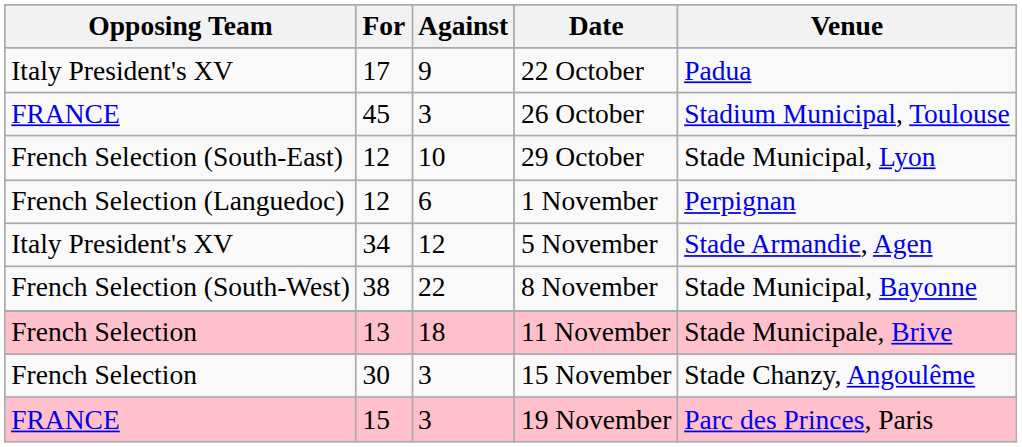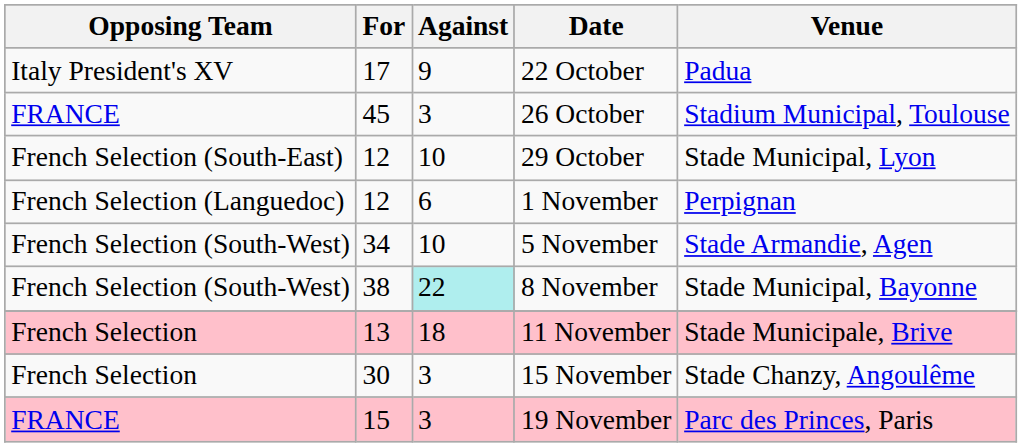(122, 244) Italy President's XV -> (181, 244) French Selection (South-West)
(432, 244) 12 -> (432, 244) 10
(432, 288) no background -> (432, 288) paleturquoise background
